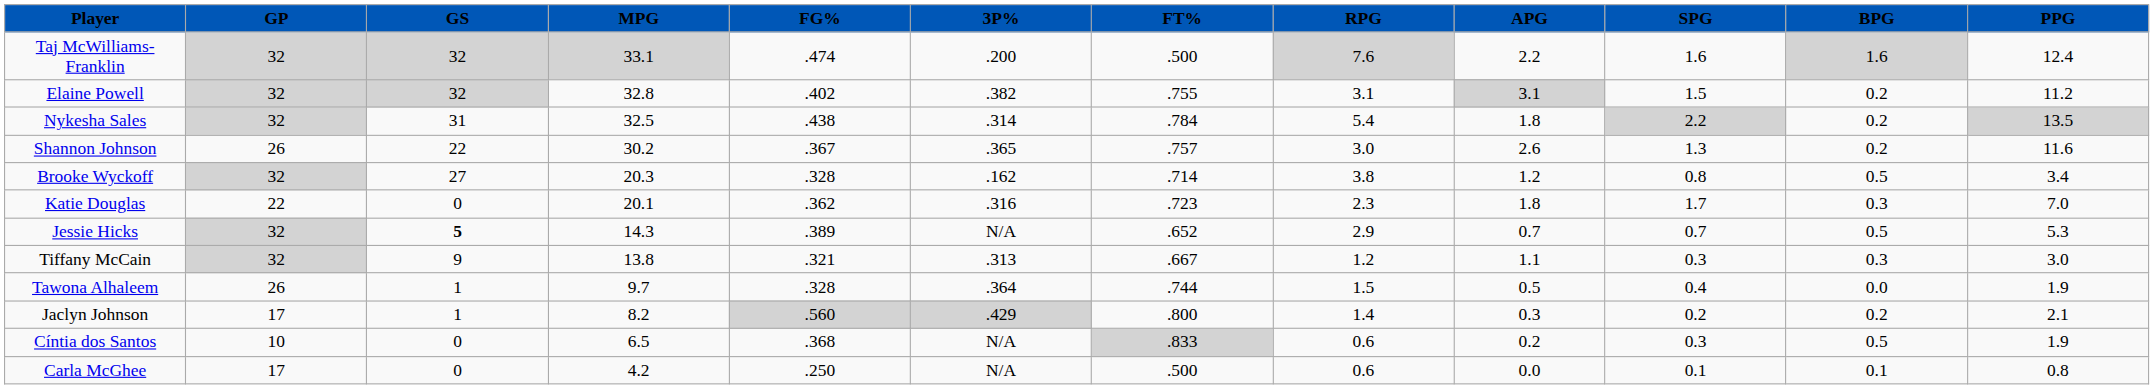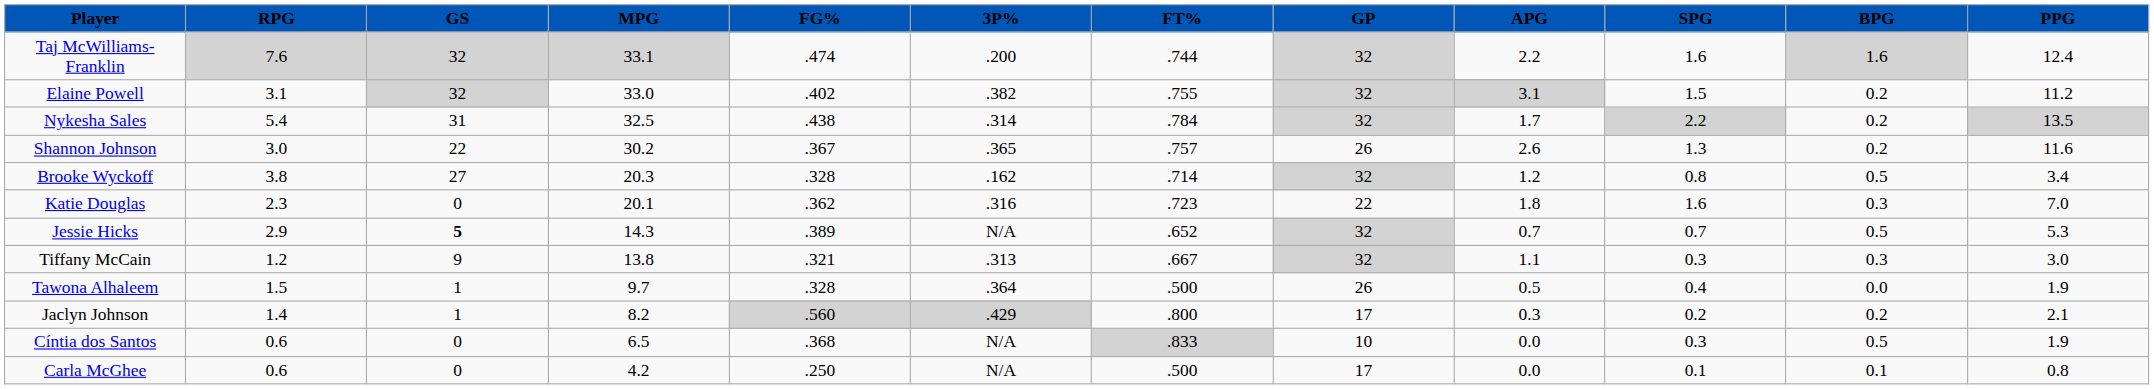columns swapped: (276, 18) <-> (1363, 18)
(1182, 55) .500 -> (1182, 55) .744
(639, 93) 32.8 -> (639, 93) 33.0
(1529, 120) 1.8 -> (1529, 120) 1.7
(1696, 203) 1.7 -> (1696, 203) 1.6
(1182, 286) .744 -> (1182, 286) .500
(1529, 342) 0.2 -> (1529, 342) 0.0
